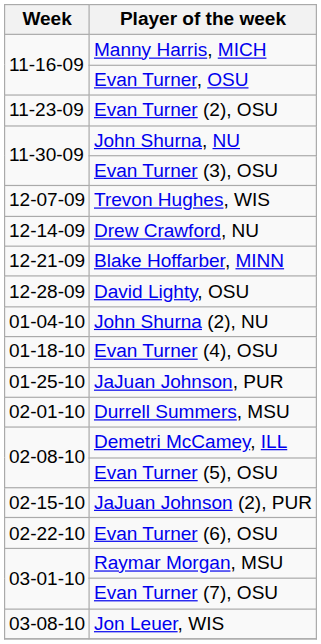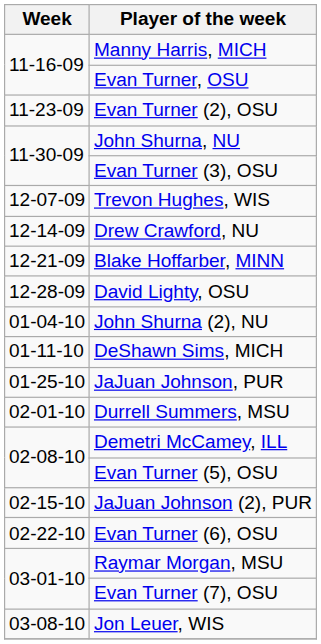+ row: (189, 351)
- row: (186, 351)
